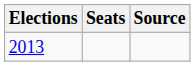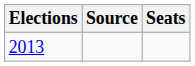columns swapped: (106, 18) <-> (160, 18)
